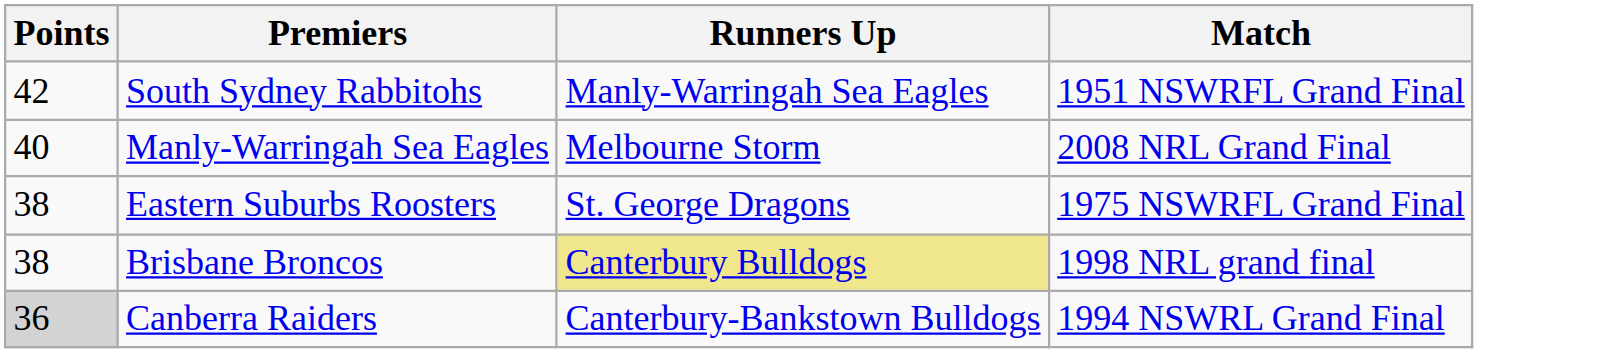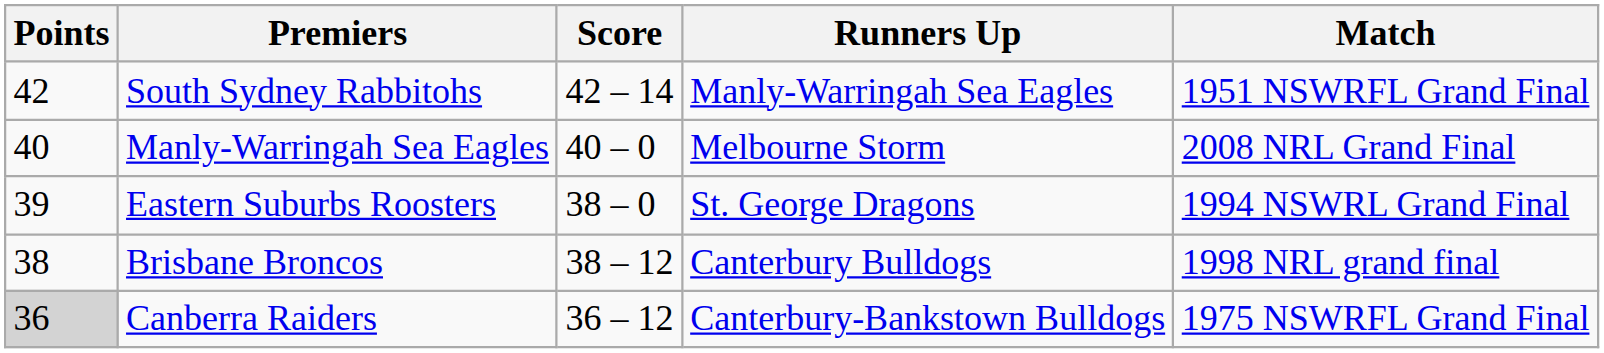+ column: (620, 33)
(31, 204) 38 -> (31, 204) 39
(1261, 204) 1975 NSWRFL Grand Final -> (1376, 204) 1994 NSWRL Grand Final
(716, 261) khaki background -> (841, 261) no background
(1251, 318) 1994 NSWRL Grand Final -> (1386, 318) 1975 NSWRFL Grand Final
